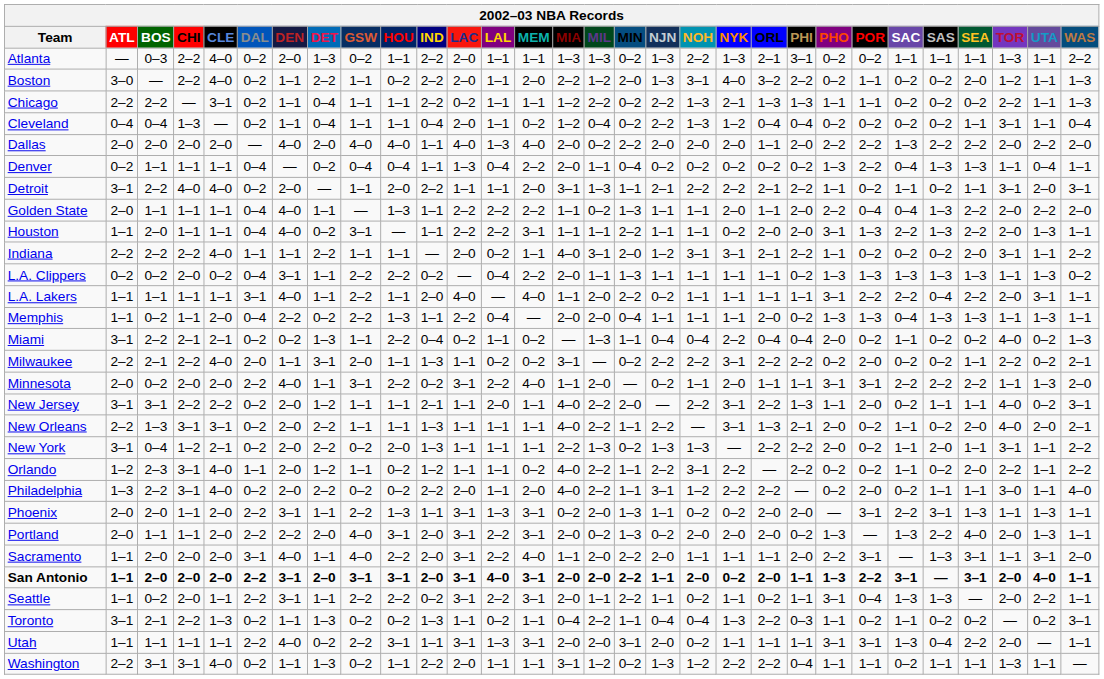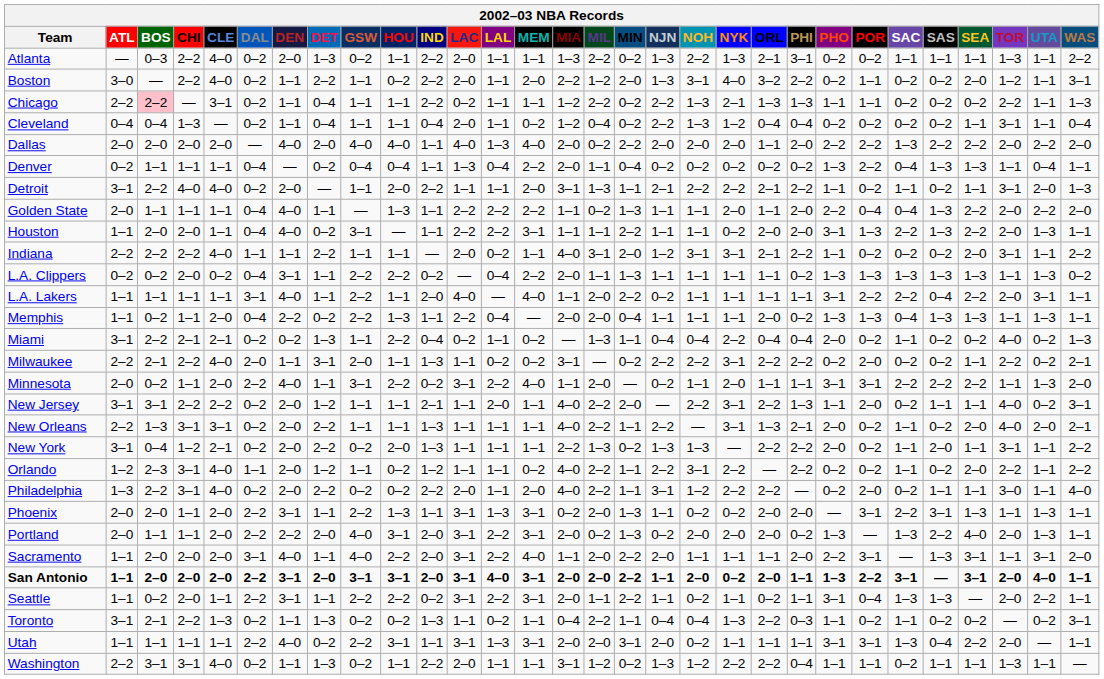(599, 59) 1–3 -> (599, 59) 2–2
(1080, 81) 1–3 -> (1080, 81) 3–1
(156, 102) no background -> (156, 102) pink background
(1080, 189) 3–1 -> (1080, 189) 1–3
(189, 232) 1–1 -> (189, 232) 2–0
(189, 383) 2–0 -> (189, 383) 1–1
